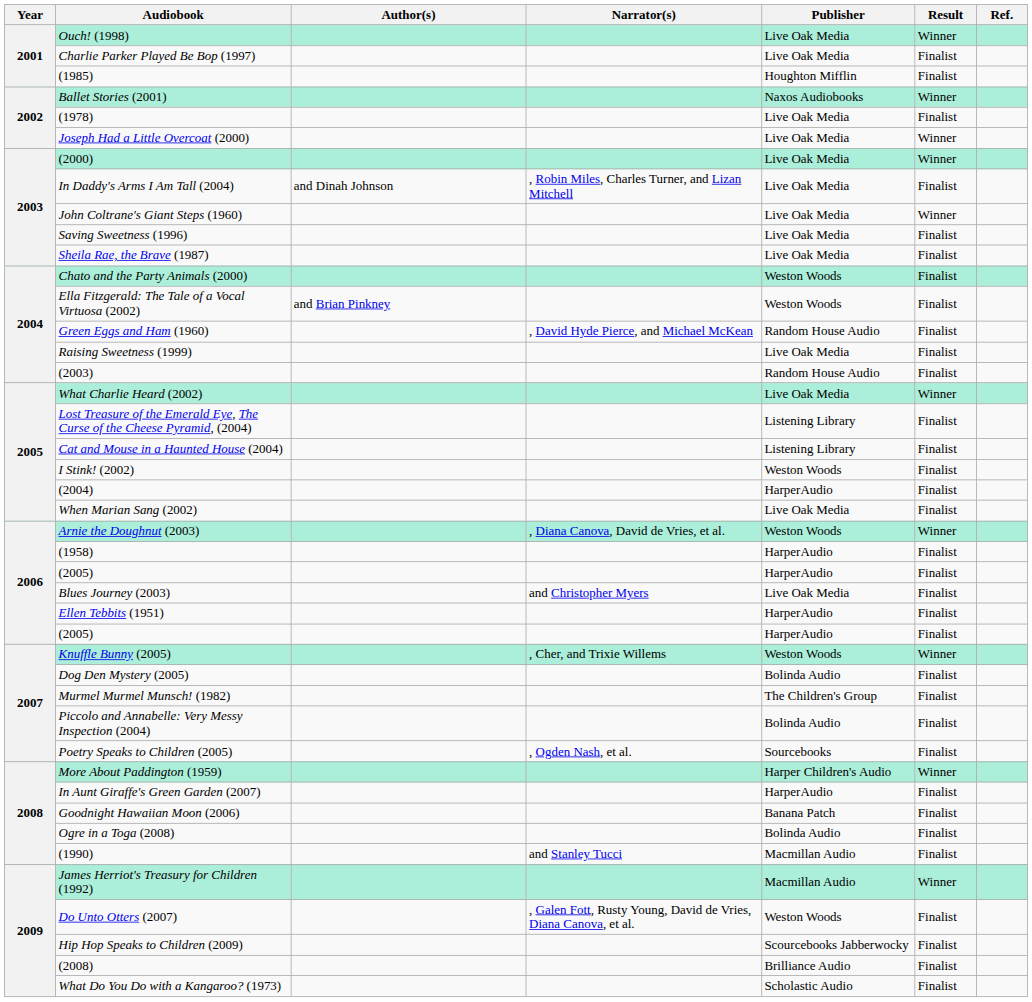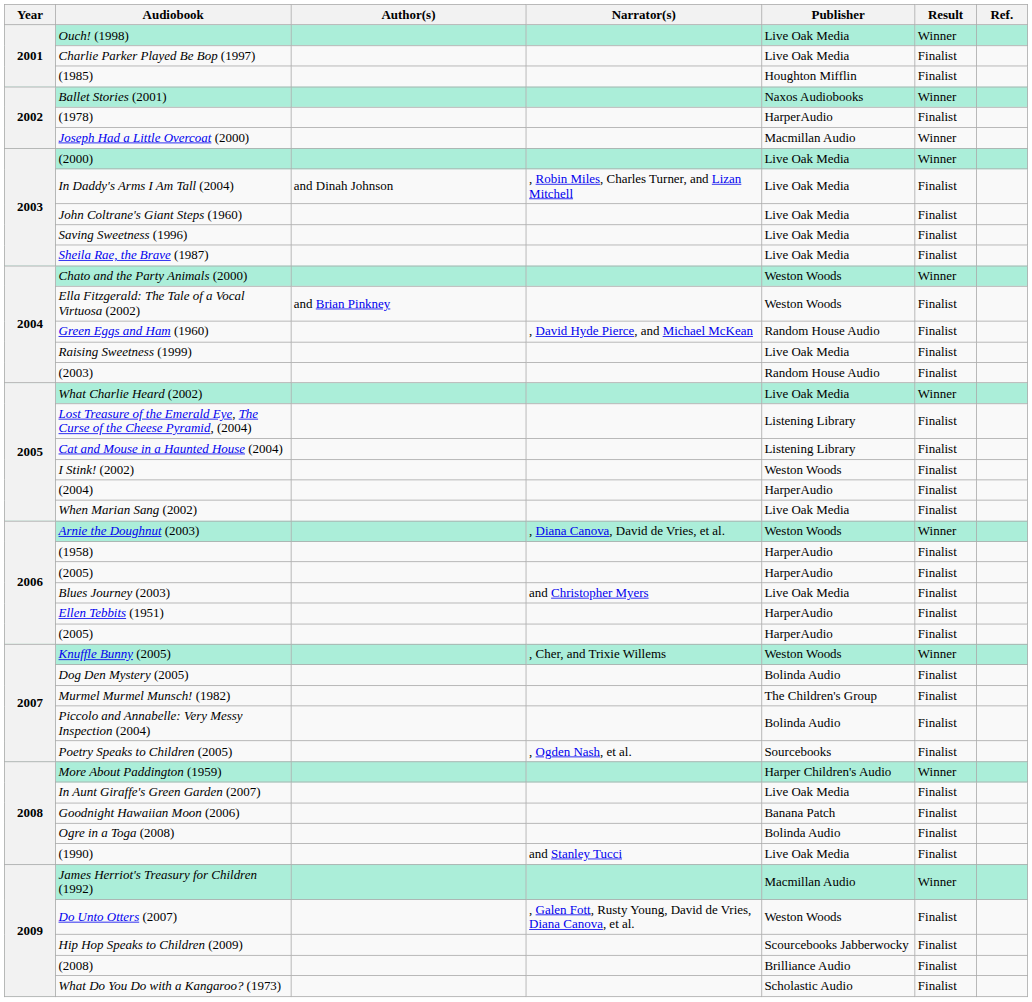(807, 117) Live Oak Media -> (799, 117) HarperAudio
(807, 138) Live Oak Media -> (810, 138) Macmillan Audio
(937, 214) Winner -> (937, 214) Finalist
(937, 276) Finalist -> (937, 276) Winner
(799, 792) HarperAudio -> (807, 792) Live Oak Media
(810, 854) Macmillan Audio -> (807, 854) Live Oak Media
